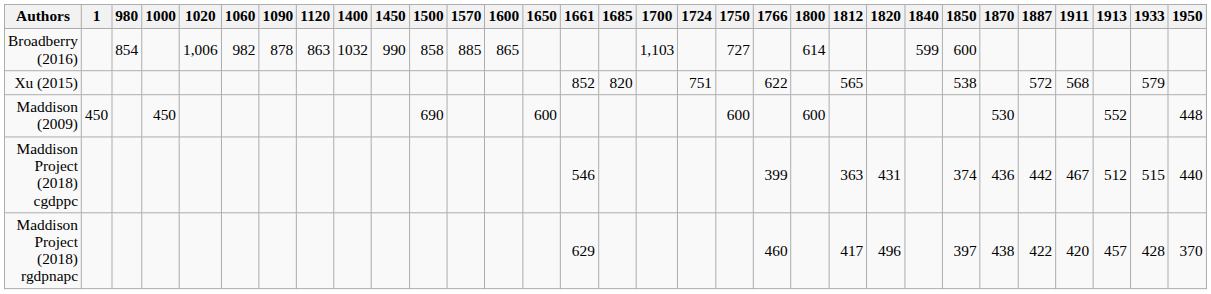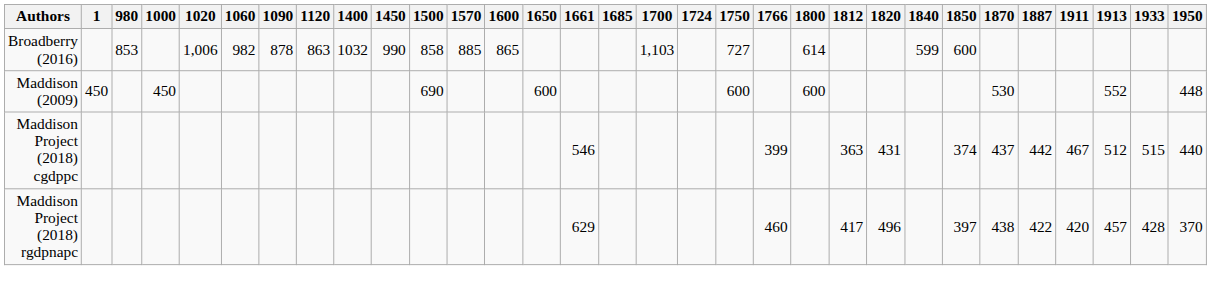(127, 49) 854 -> (127, 49) 853
- row: (46, 82)
(1003, 174) 436 -> (1003, 150) 437
